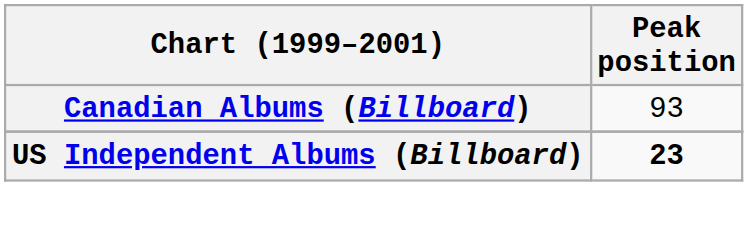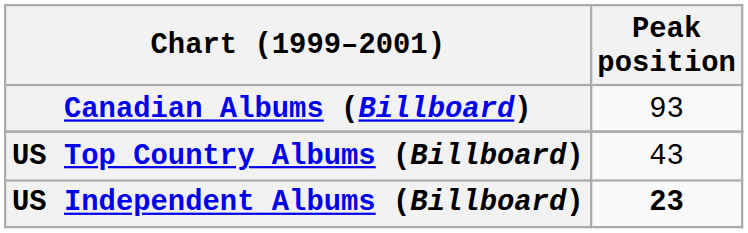+ row: (298, 156)
